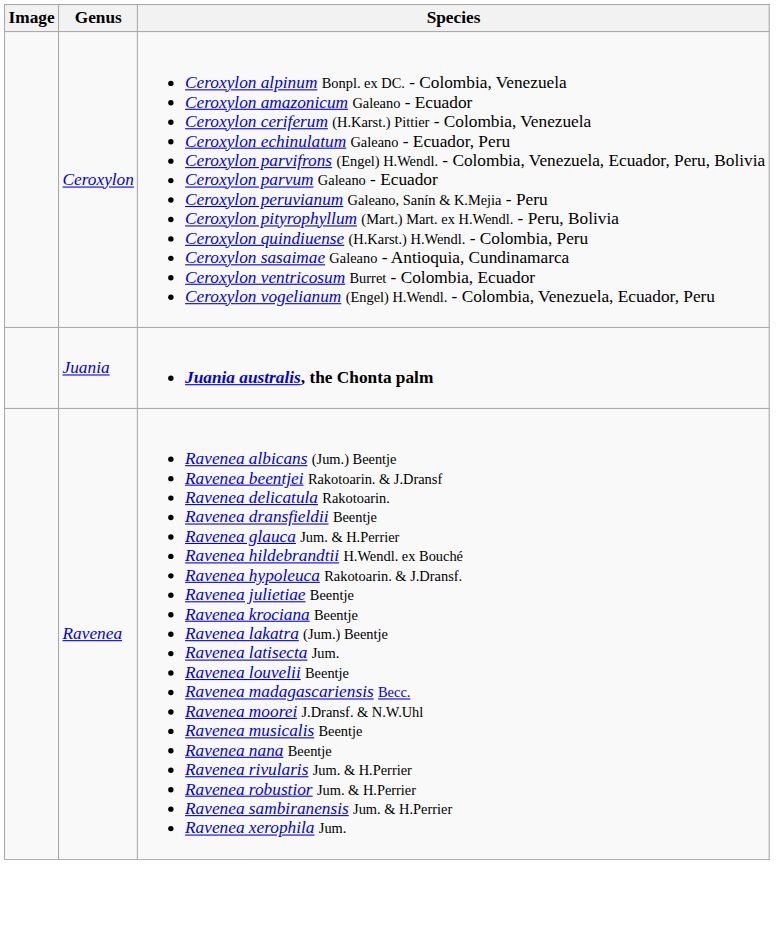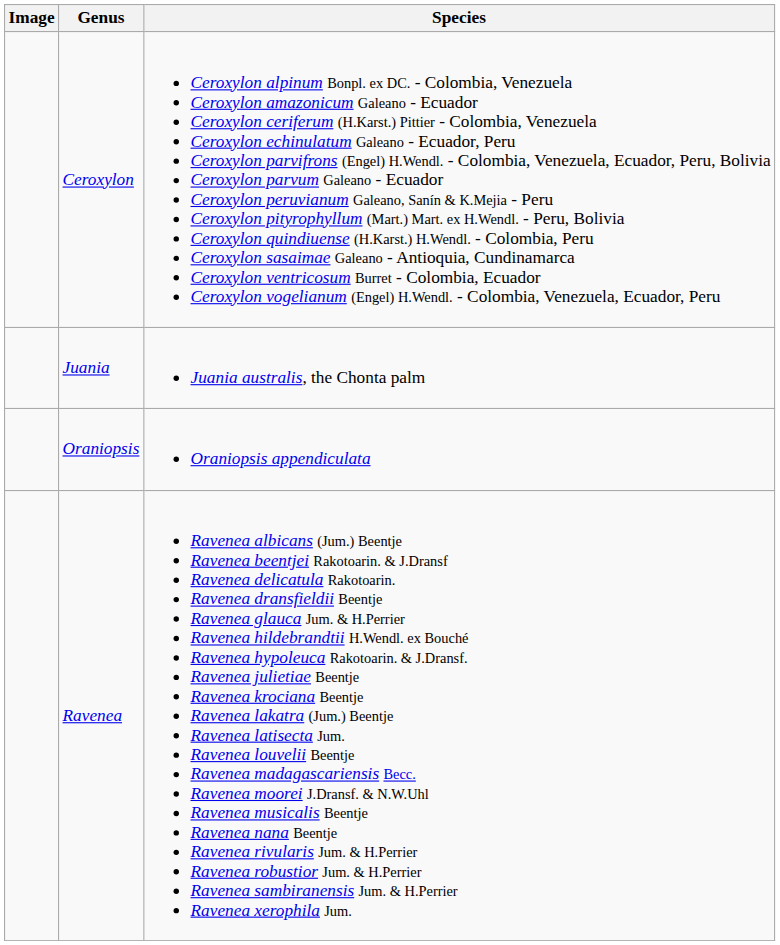(454, 378) bold -> (459, 378) normal
+ row: (101, 449)
